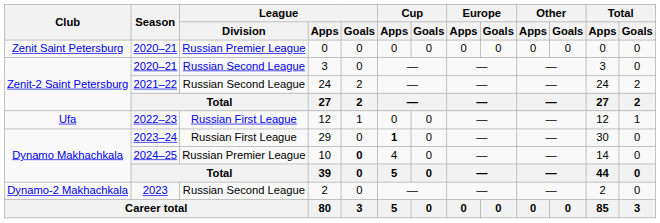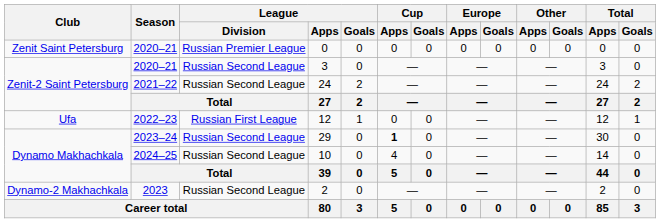(244, 137) Russian First League -> (244, 137) Russian Second League
(244, 155) Russian Premier League -> (244, 155) Russian Second League
(359, 155) bold -> (359, 155) normal
